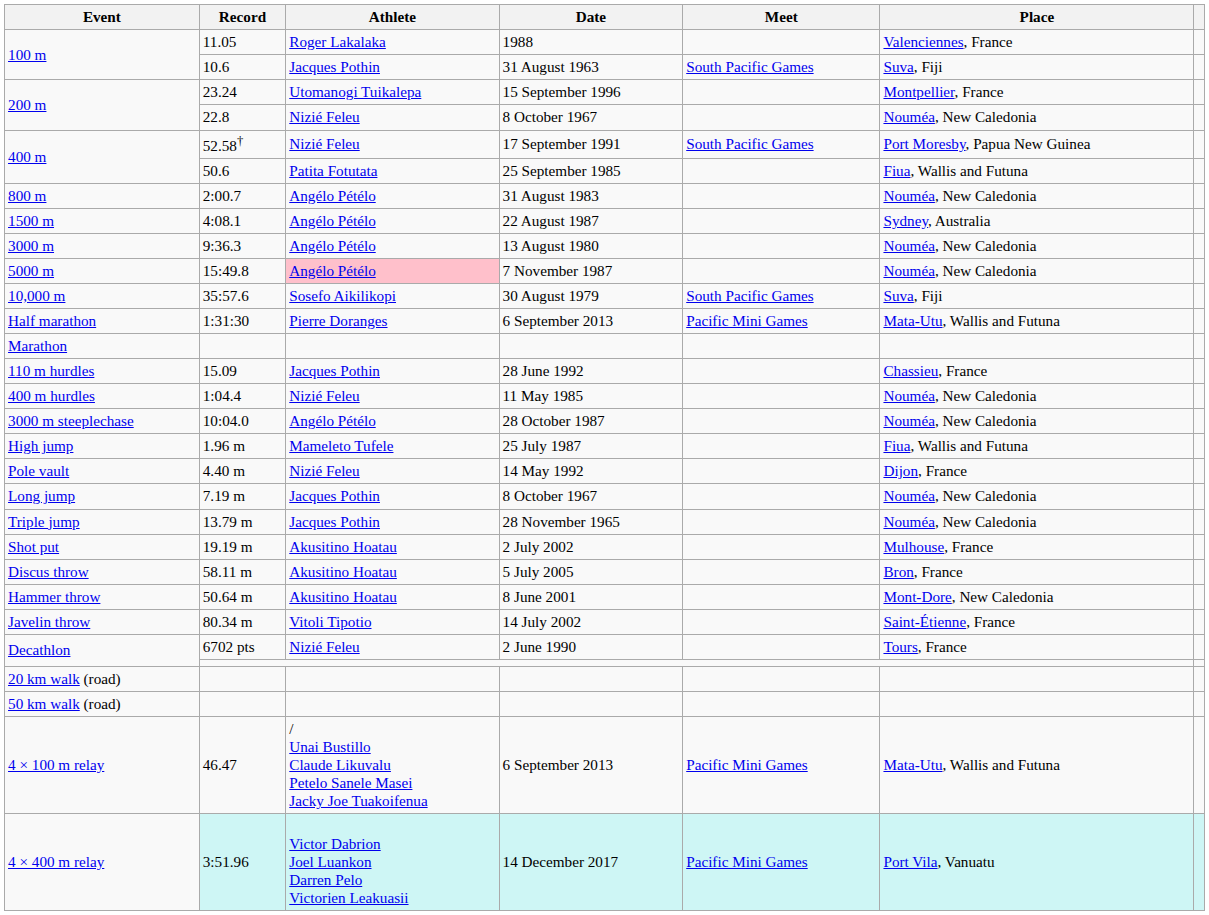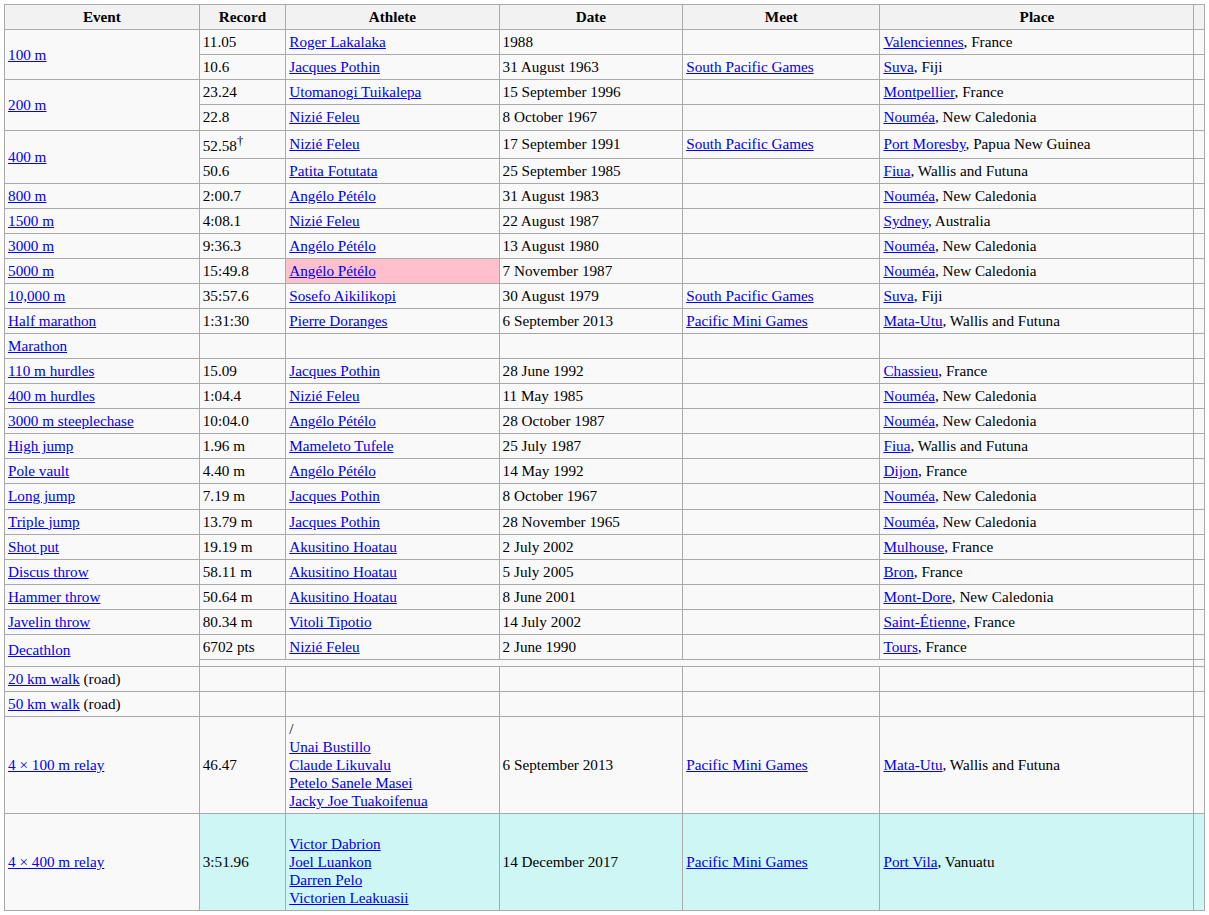(332, 220) Angélo Pétélo -> (324, 220) Nizié Feleu
(324, 471) Nizié Feleu -> (332, 471) Angélo Pétélo
